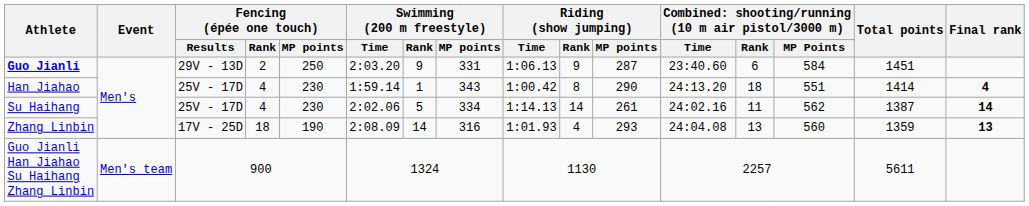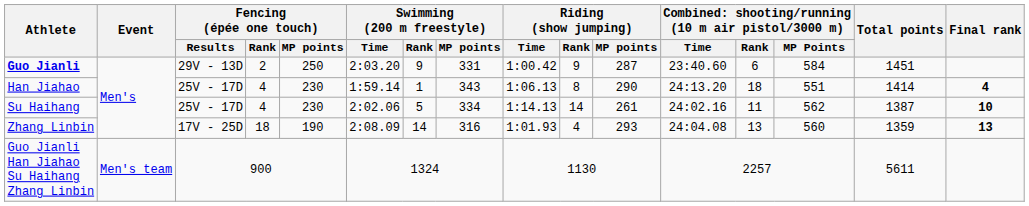(532, 67) 1:06.13 -> (532, 67) 1:00.42
(532, 87) 1:00.42 -> (532, 87) 1:06.13
(985, 107) 14 -> (985, 107) 10
